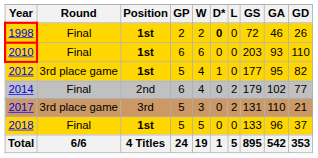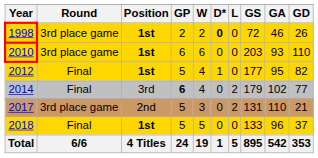(79, 32) Final -> (79, 32) 3rd place game
(79, 52) Final -> (79, 52) 3rd place game
(79, 71) 3rd place game -> (79, 71) Final
(146, 89) 2nd -> (146, 89) 3rd
(181, 89) normal -> (182, 89) bold
(146, 107) 3rd -> (146, 107) 2nd
